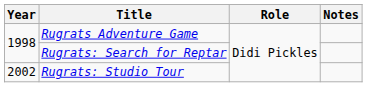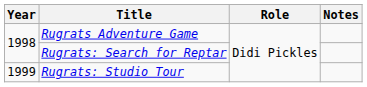(22, 72) 2002 -> (22, 72) 1999
